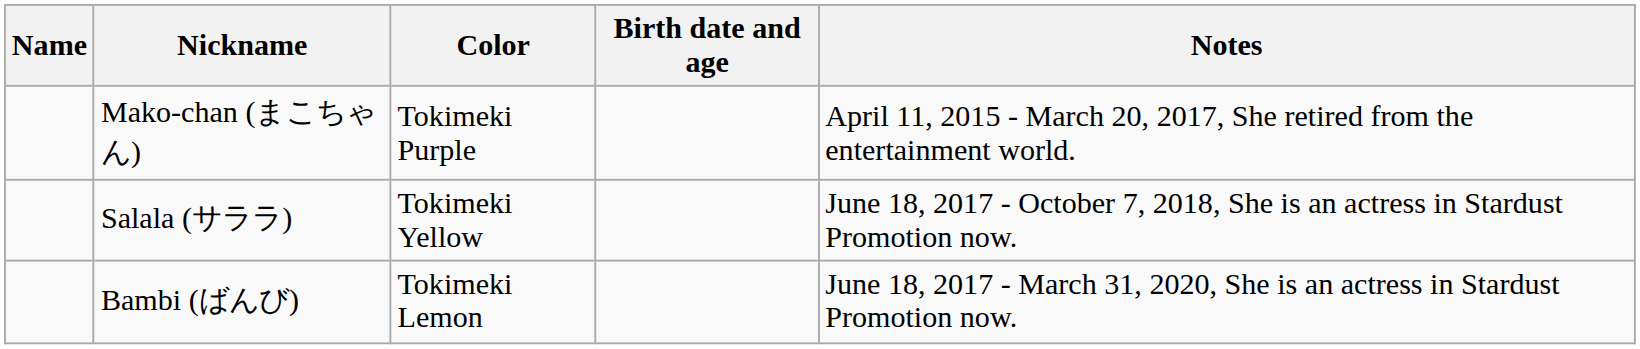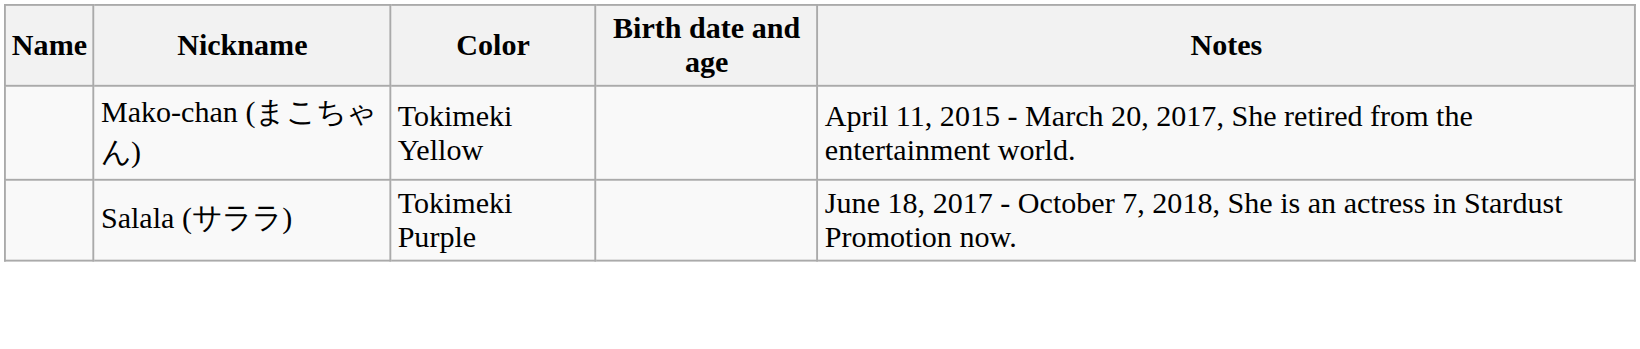(455, 132) Tokimeki Purple -> (455, 132) Tokimeki Yellow
(455, 219) Tokimeki Yellow -> (455, 219) Tokimeki Purple
- row: (200, 300)
